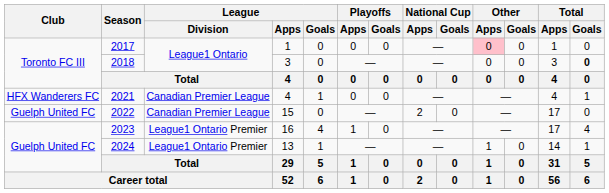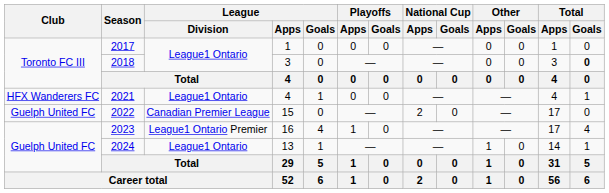(489, 46) pink background -> (489, 46) no background
(208, 96) Canadian Premier League -> (208, 96) League1 Ontario
(208, 146) League1 Ontario Premier -> (208, 146) League1 Ontario
